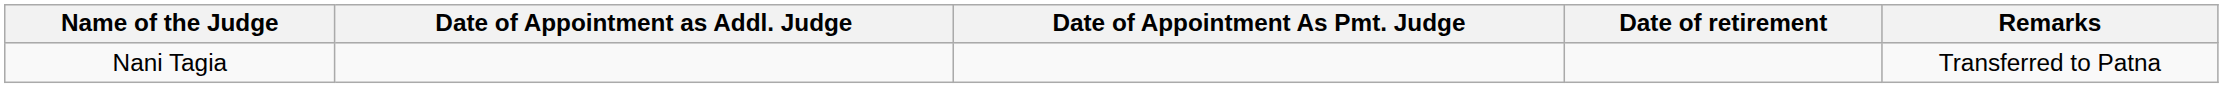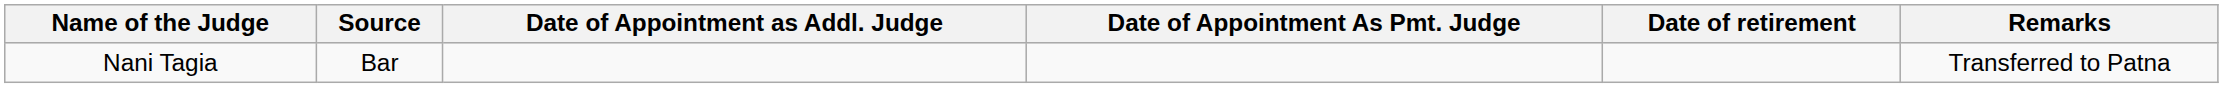+ column: (380, 23)
